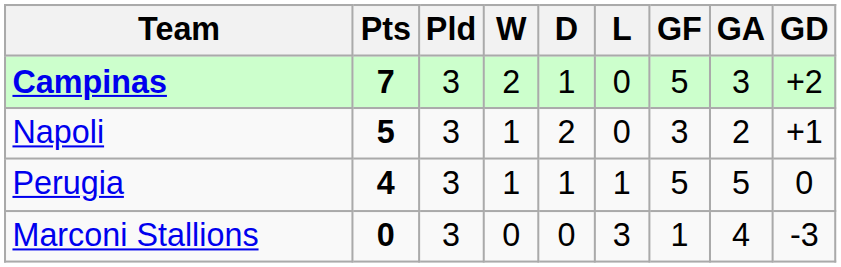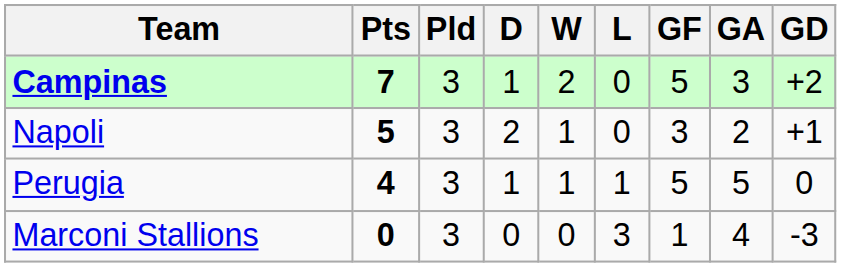columns swapped: (511, 30) <-> (567, 30)
